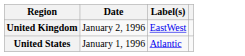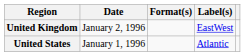+ column: (171, 12)
